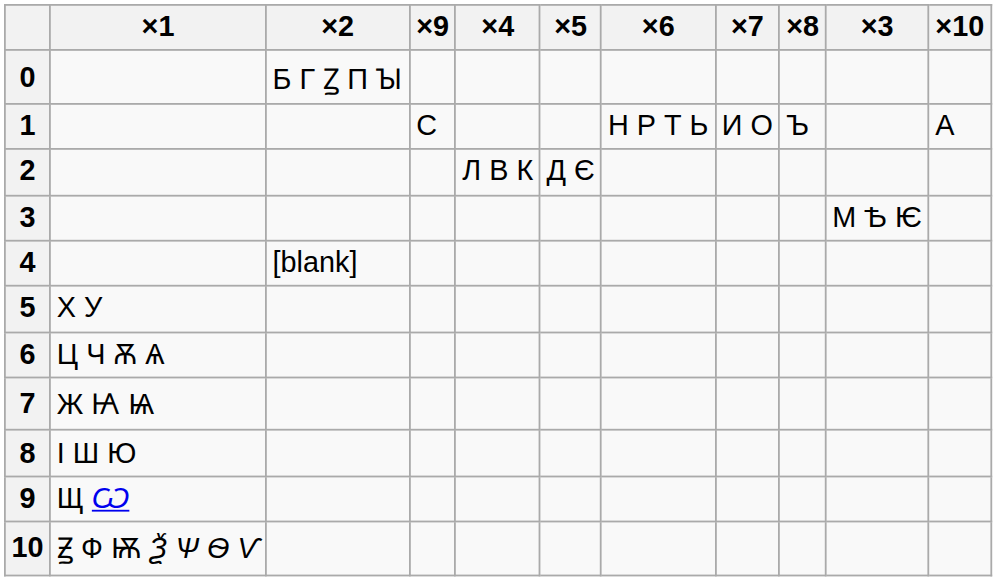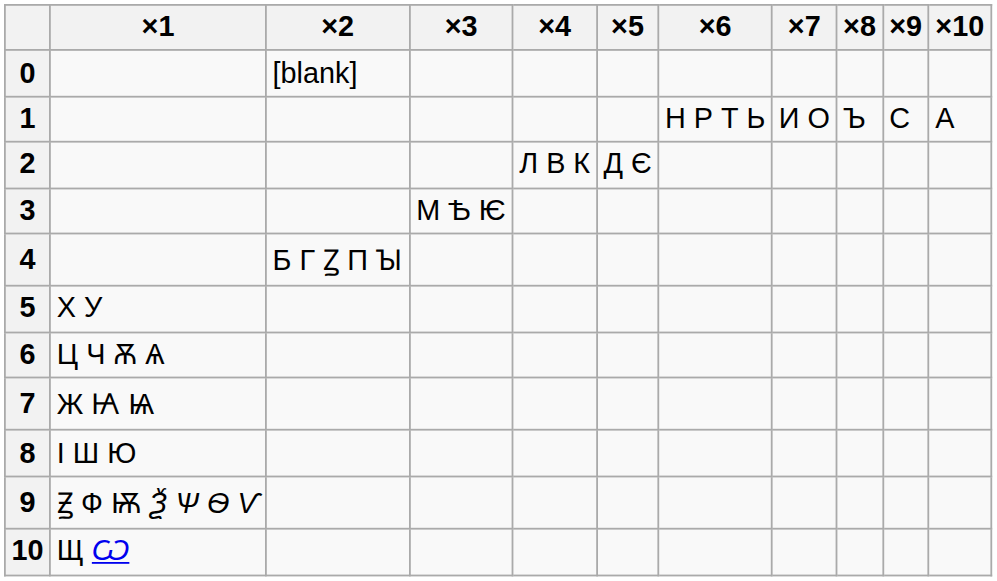columns swapped: (877, 27) <-> (433, 27)
(338, 78) Б Г Ꙁ П Ꙑ -> (315, 73) [blank]
(315, 262) [blank] -> (338, 261) Б Г Ꙁ П Ꙑ
(93, 498) Щ Ѡ -> (158, 503) Ꙃ Ф Ѭ Ѯ Ѱ Ѳ Ѵ
(158, 549) Ꙃ Ф Ѭ Ѯ Ѱ Ѳ Ѵ -> (93, 551) Щ Ѡ
